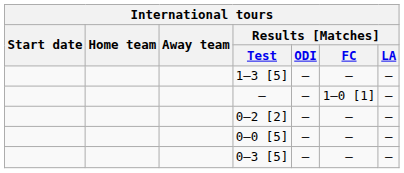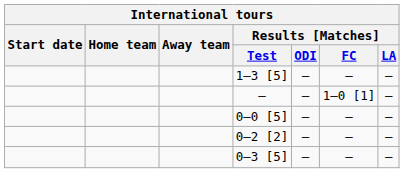rows swapped: (262, 137) <-> (262, 116)
